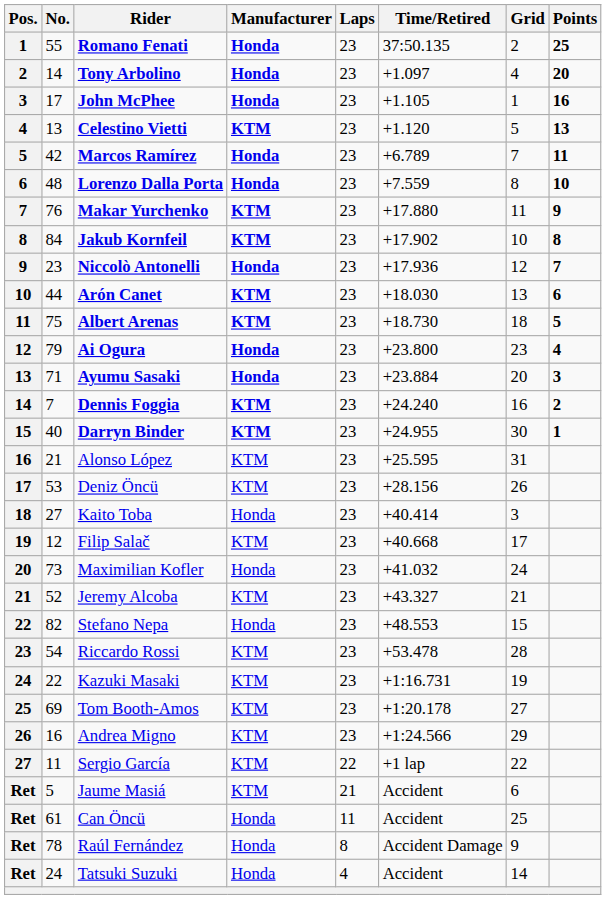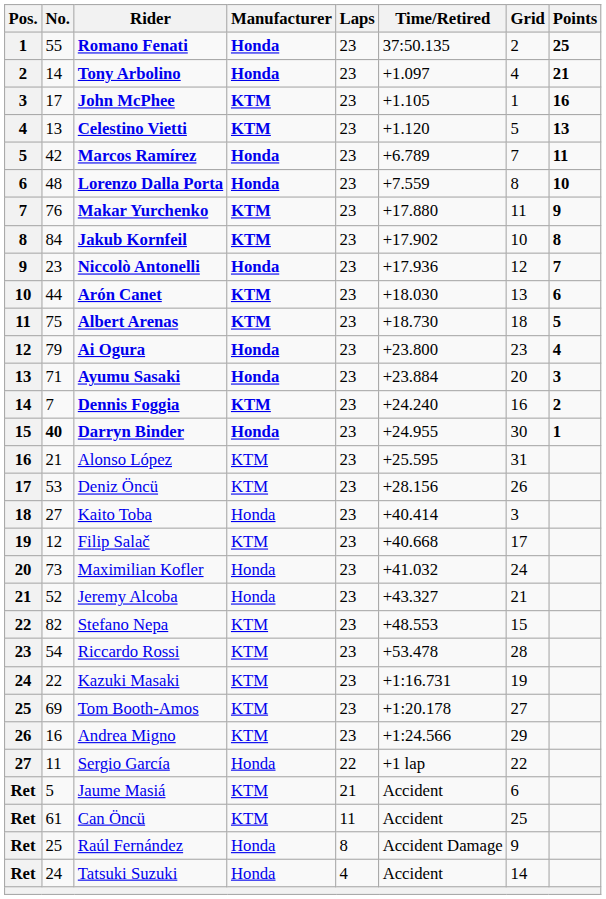(561, 73) 20 -> (561, 73) 21
(255, 101) Honda -> (251, 101) KTM
(54, 432) normal -> (54, 432) bold
(251, 432) KTM -> (255, 432) Honda
(250, 597) KTM -> (253, 597) Honda
(253, 624) Honda -> (250, 624) KTM
(250, 762) KTM -> (253, 762) Honda
(253, 817) Honda -> (250, 817) KTM
(54, 845) 78 -> (54, 845) 25
